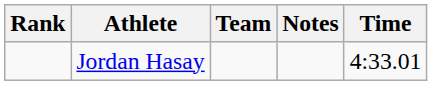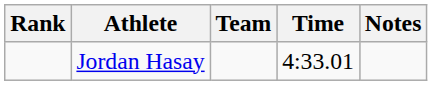columns swapped: (386, 23) <-> (310, 23)
